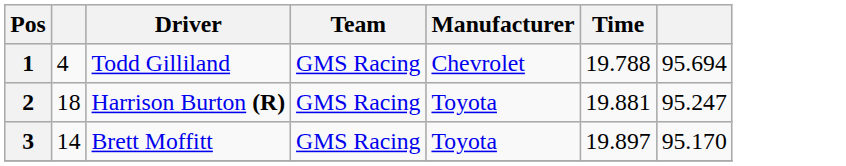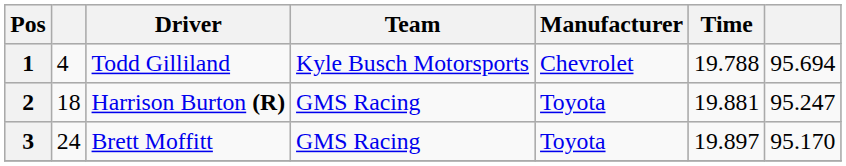(358, 63) GMS Racing -> (413, 63) Kyle Busch Motorsports
(69, 141) 14 -> (69, 141) 24
